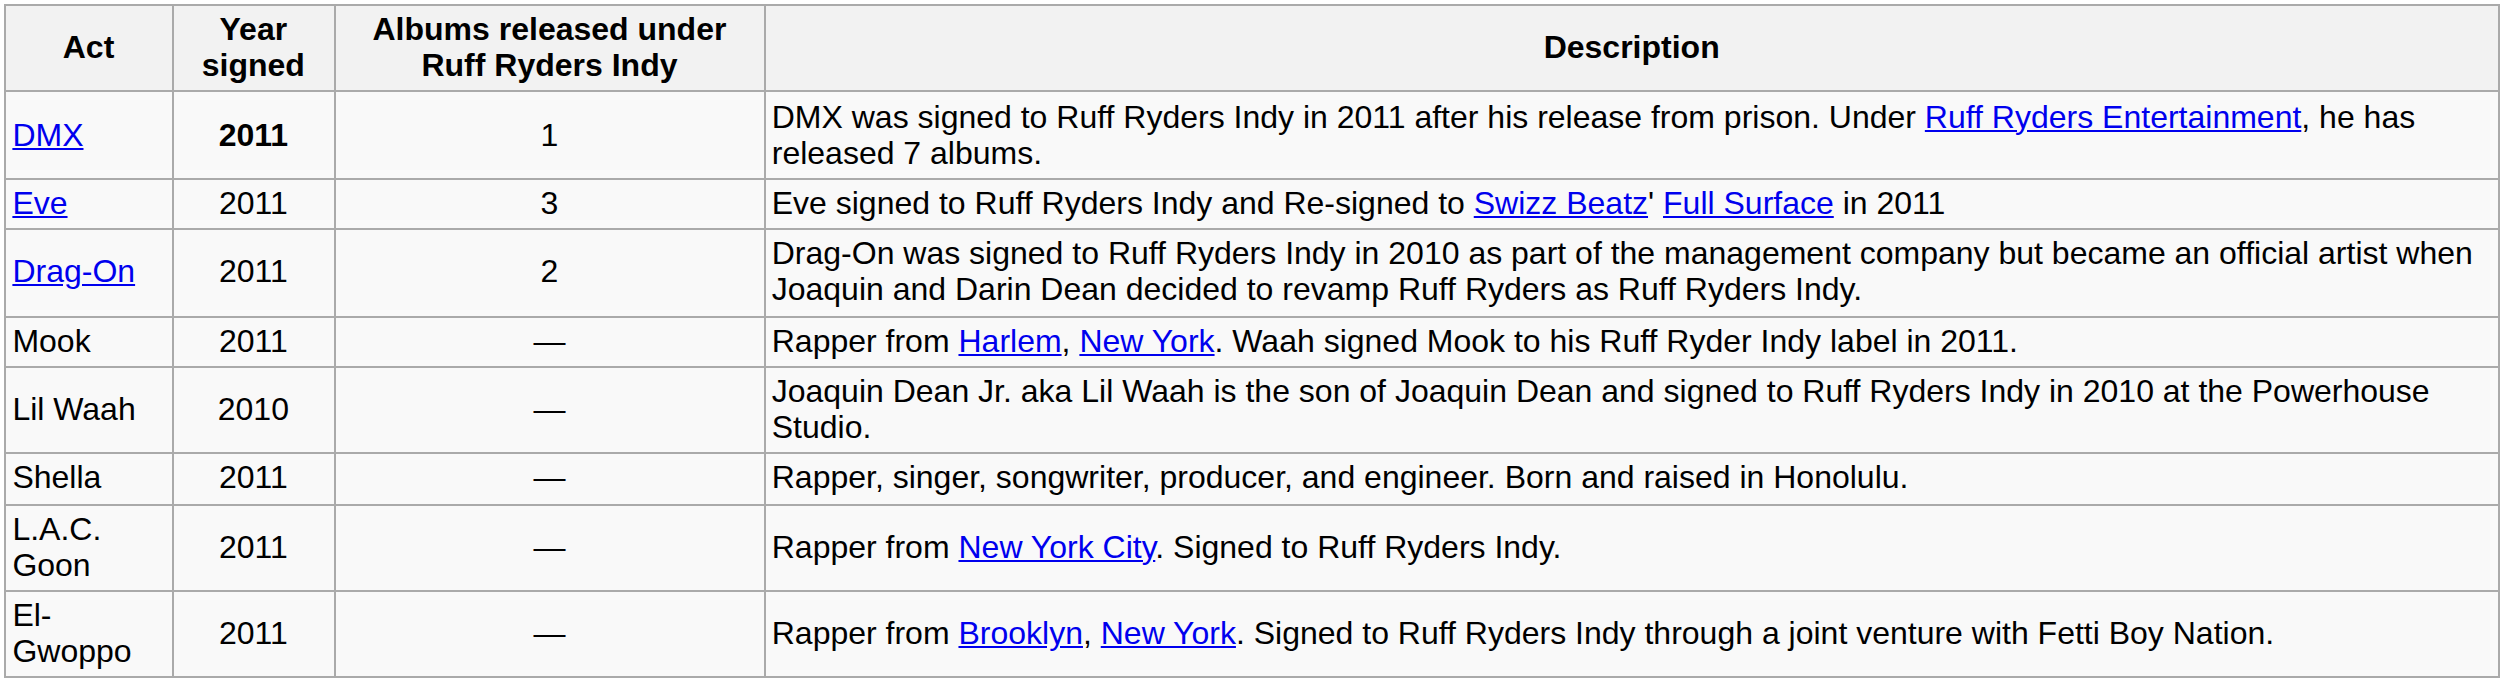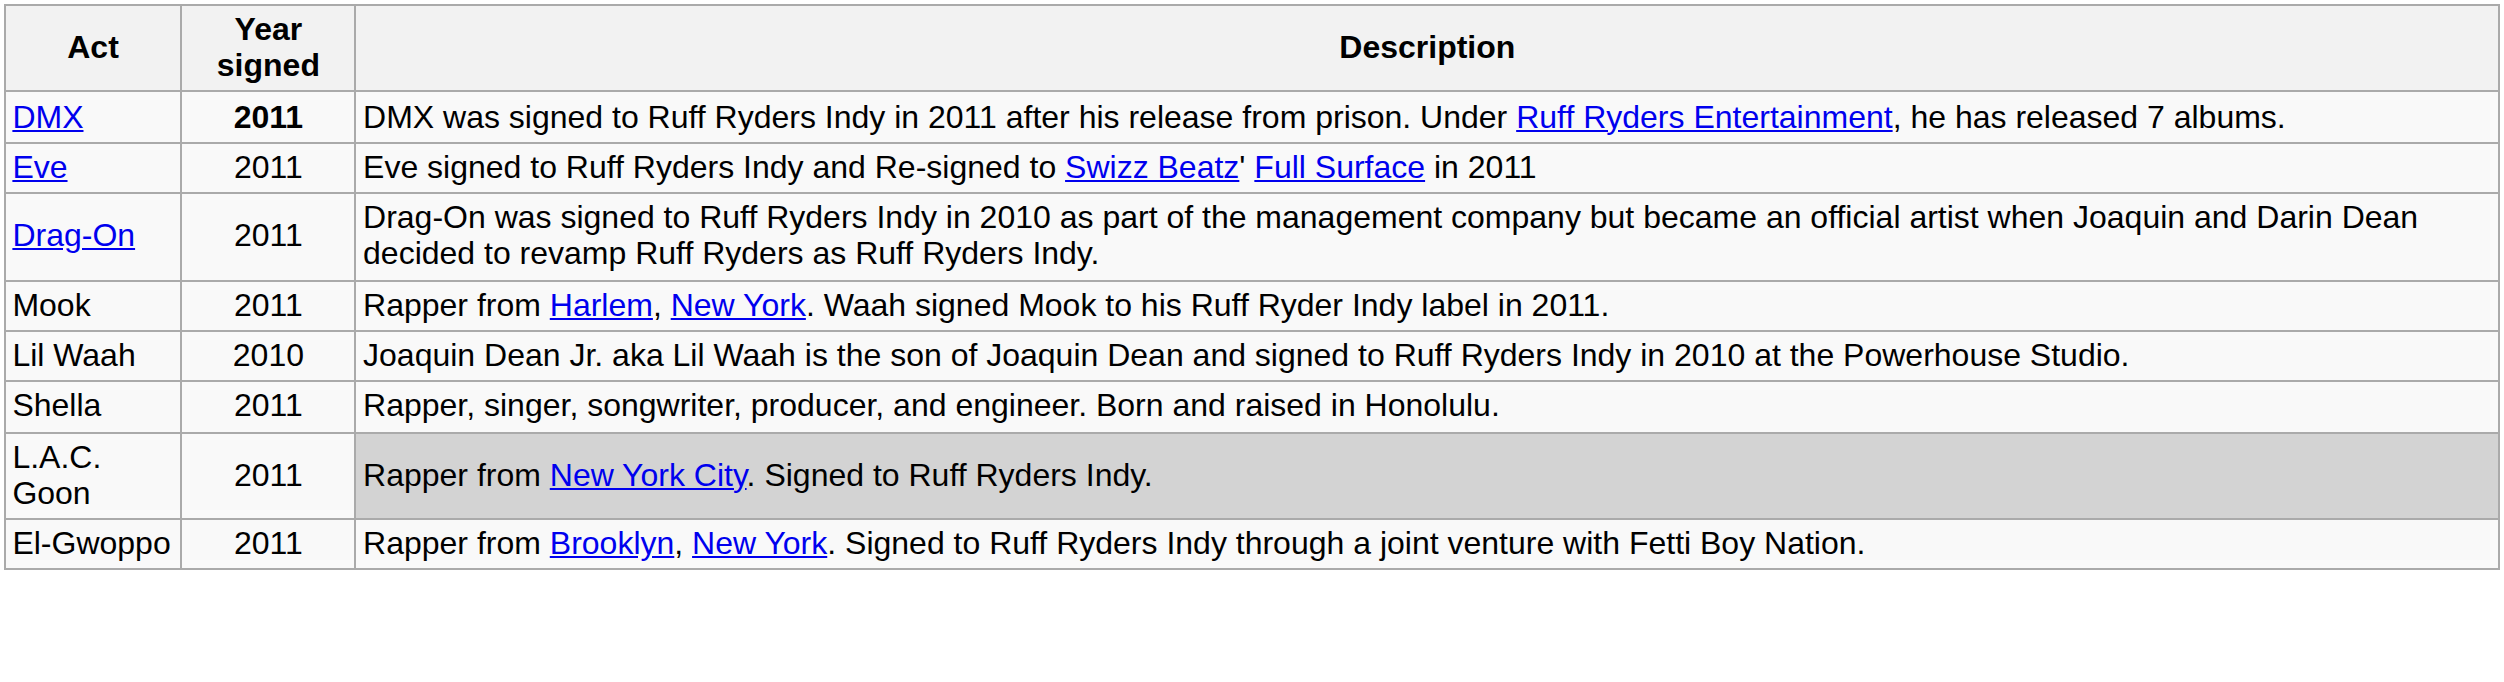- column: (549, 47)
(1167, 547) no background -> (758, 475) lightgrey background
